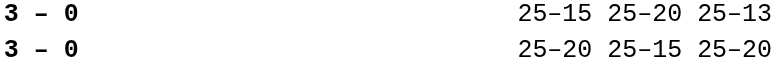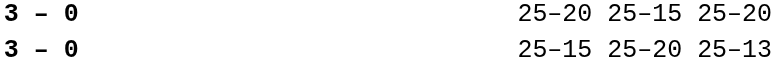rows swapped: (645, 50) <-> (645, 14)
